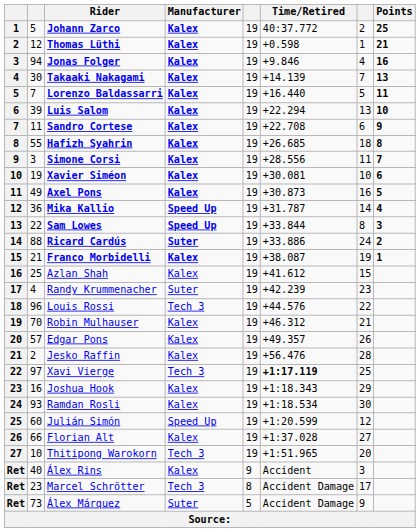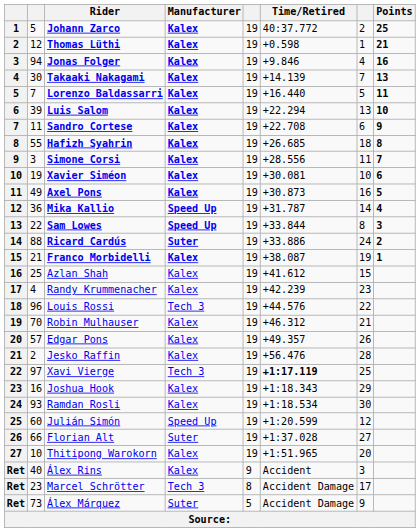(183, 291) Suter -> (183, 291) Kalex
(183, 438) Kalex -> (183, 438) Suter
(186, 454) Tech 3 -> (183, 454) Kalex
